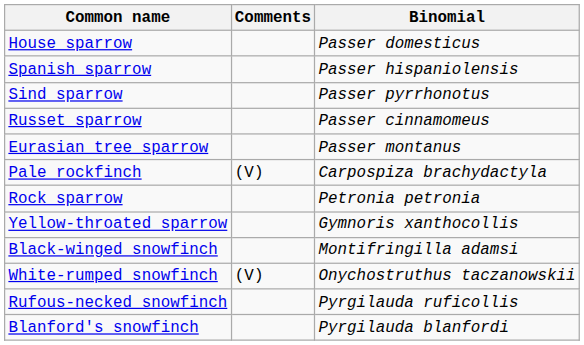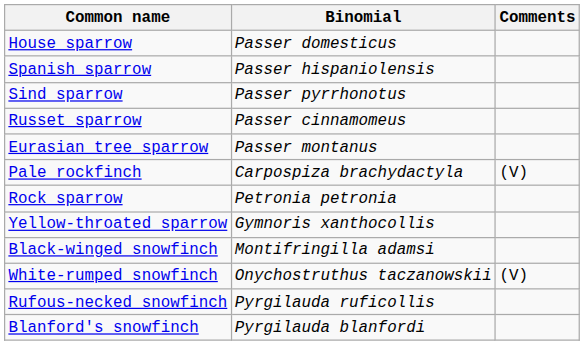columns swapped: (447, 18) <-> (273, 18)
